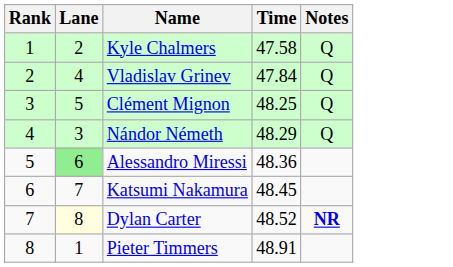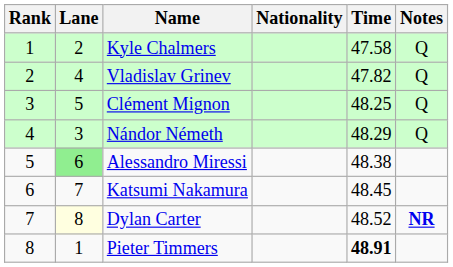+ column: (299, 18)
(277, 76) 47.84 -> (371, 76) 47.82
(277, 162) 48.36 -> (371, 162) 48.38
(277, 248) normal -> (371, 248) bold
